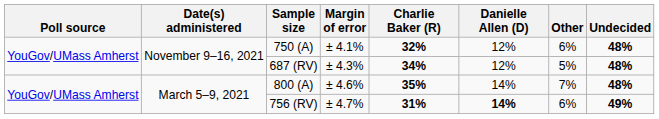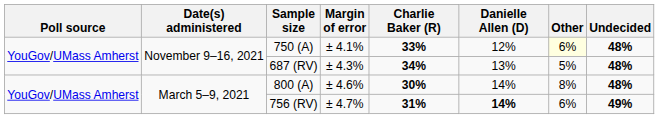(414, 47) 32% -> (414, 47) 33%
(567, 47) no background -> (567, 47) lightyellow background
(504, 66) 12% -> (504, 66) 13%
(414, 85) 35% -> (414, 85) 30%
(567, 85) 7% -> (567, 85) 8%
